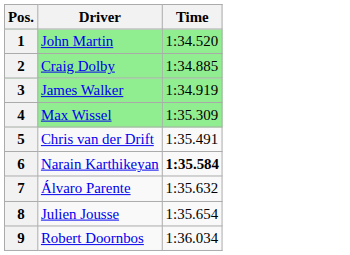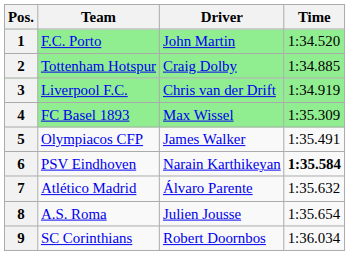+ column: (98, 16)
(82, 90) James Walker -> (219, 90) Chris van der Drift
(97, 139) Chris van der Drift -> (204, 139) James Walker
